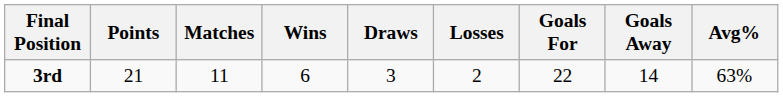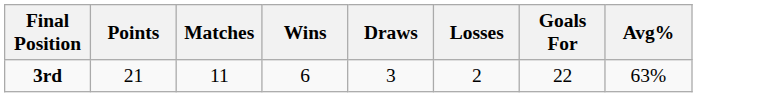- column: (648, 32)
